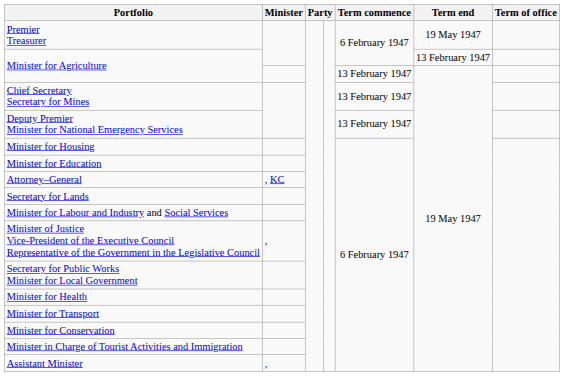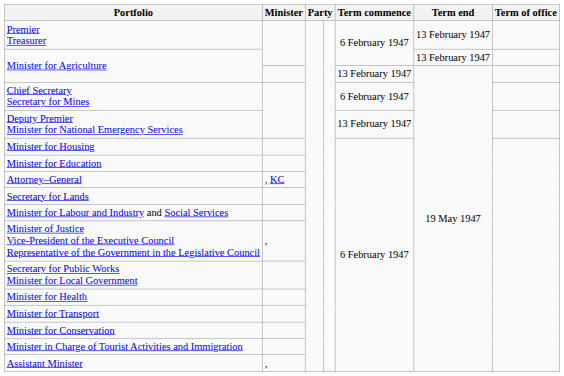(453, 35) 19 May 1947 -> (453, 35) 13 February 1947
(374, 96) 13 February 1947 -> (374, 96) 6 February 1947
